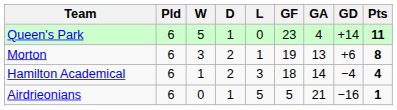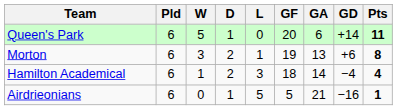(289, 34) 23 -> (289, 34) 20
(319, 34) 4 -> (319, 34) 6
